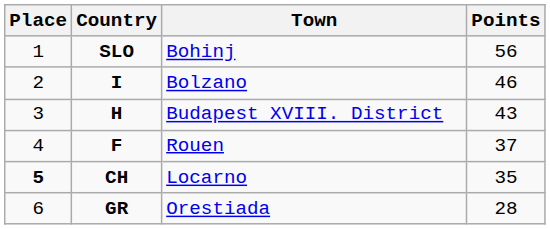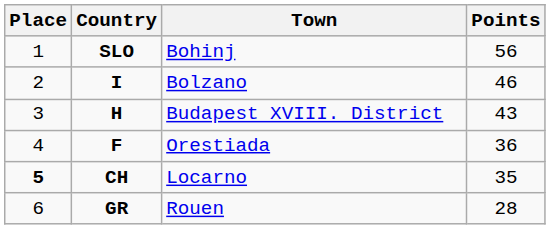(195, 146) Rouen -> (218, 146) Orestiada
(506, 146) 37 -> (506, 146) 36
(218, 209) Orestiada -> (195, 209) Rouen
